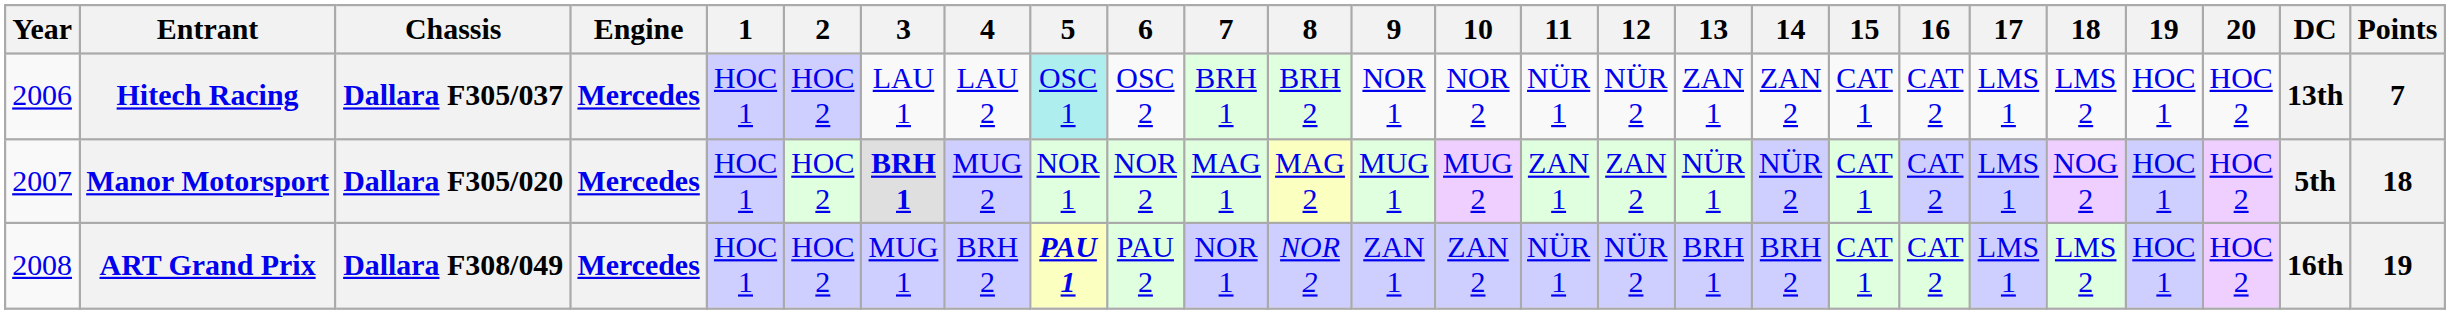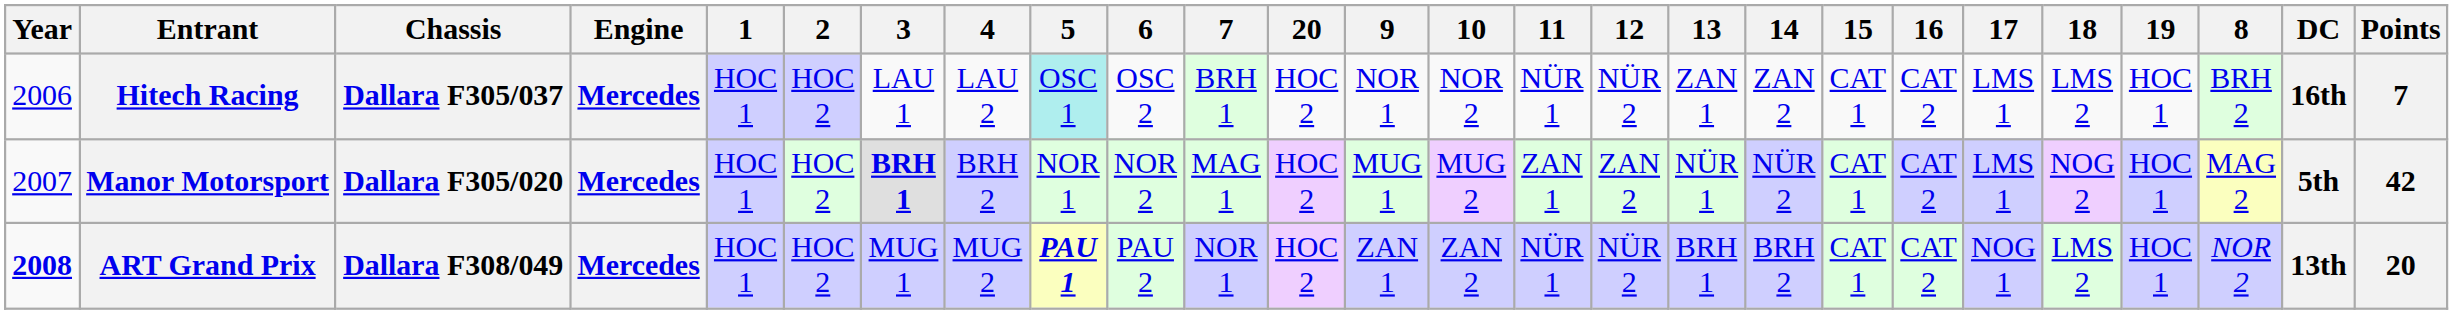columns swapped: (1310, 28) <-> (2241, 28)
(2315, 95) 13th -> (2318, 95) 16th
(987, 180) MUG 2 -> (987, 180) BRH 2
(2397, 180) 18 -> (2401, 180) 42
(42, 264) normal -> (42, 264) bold
(987, 264) BRH 2 -> (987, 264) MUG 2
(2008, 264) LMS 1 -> (2003, 264) NOG 1
(2315, 264) 16th -> (2318, 264) 13th
(2397, 264) 19 -> (2401, 264) 20
